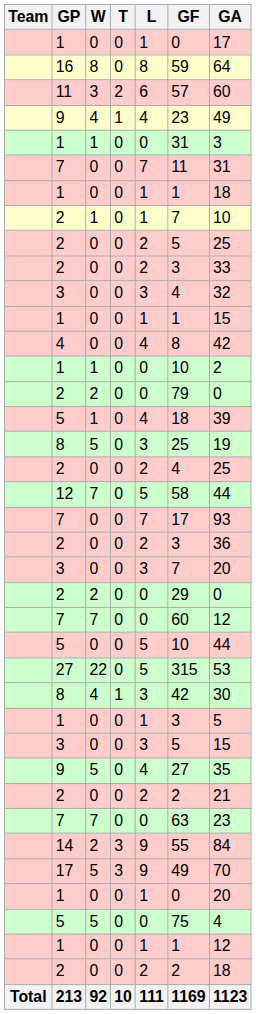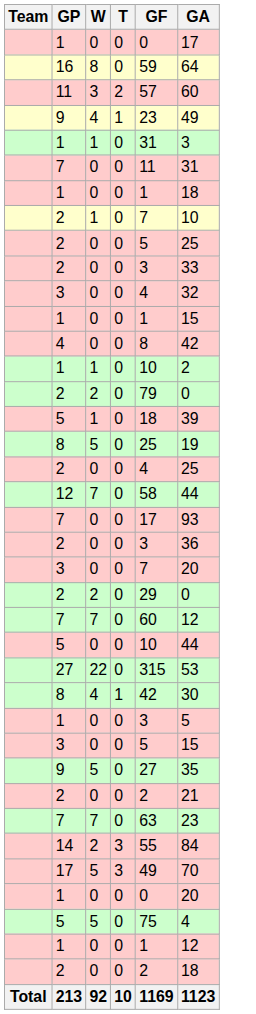- column: (152, 17)
